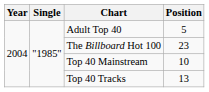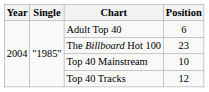(184, 29) 5 -> (184, 29) 6
(184, 78) 13 -> (184, 78) 12
